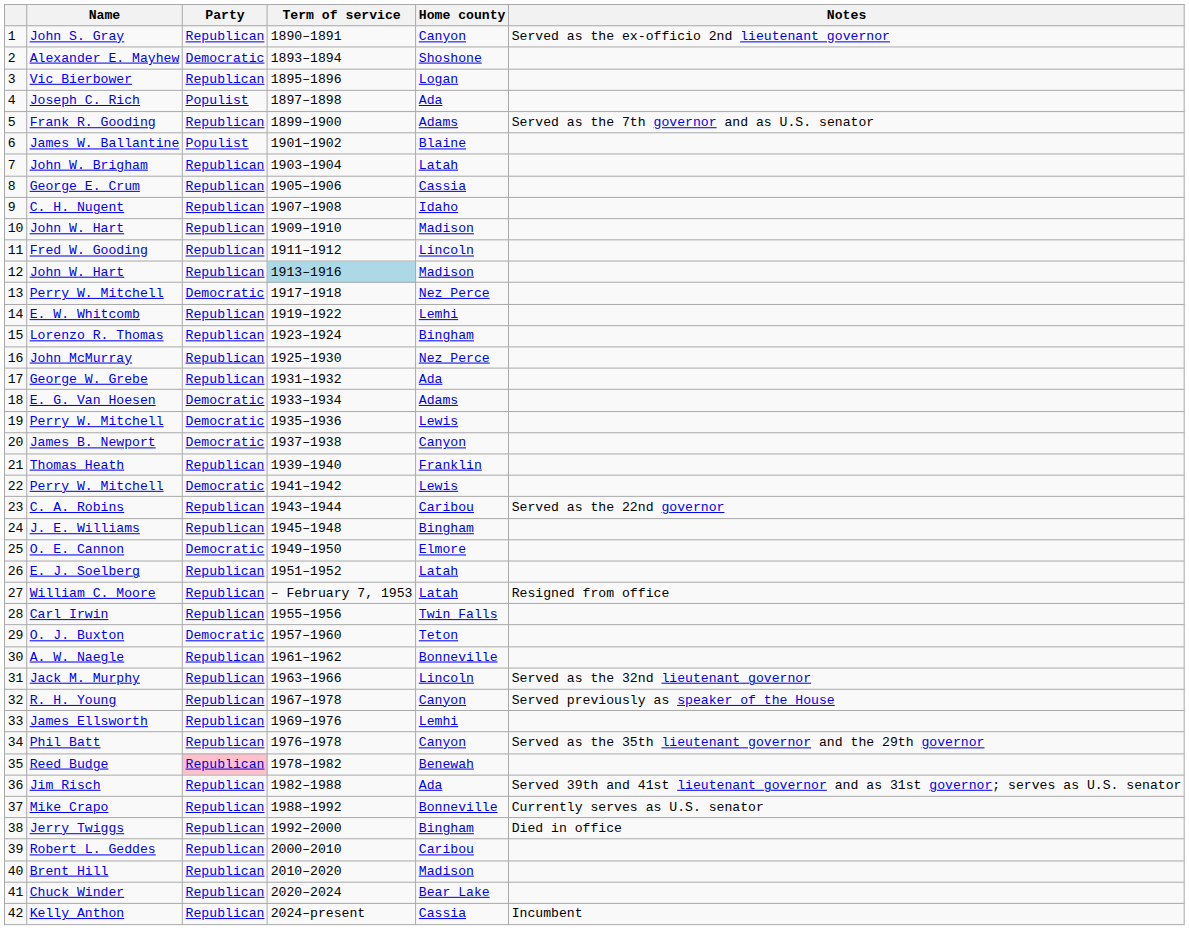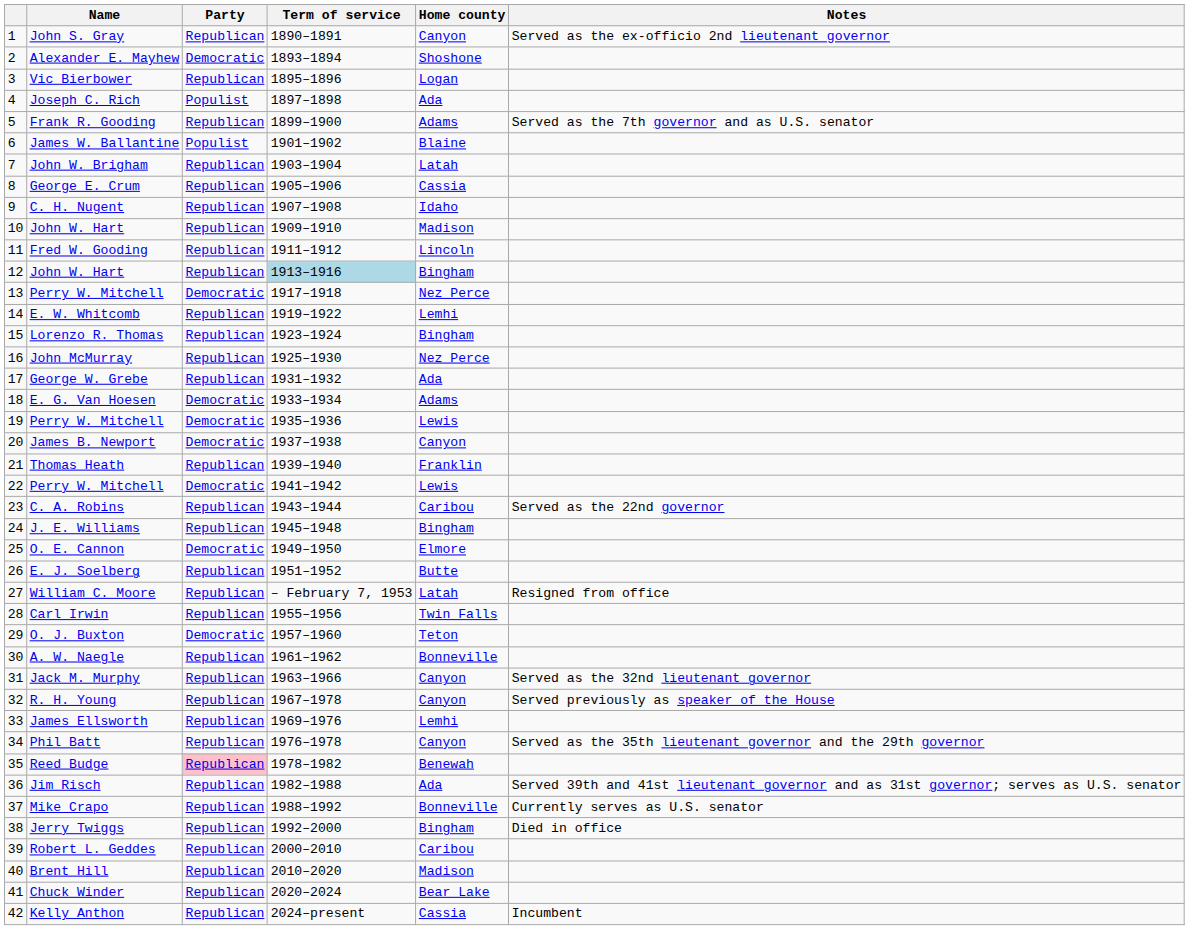(446, 272) Madison -> (446, 272) Bingham
(438, 572) Latah -> (438, 572) Butte
(446, 679) Lincoln -> (442, 679) Canyon
